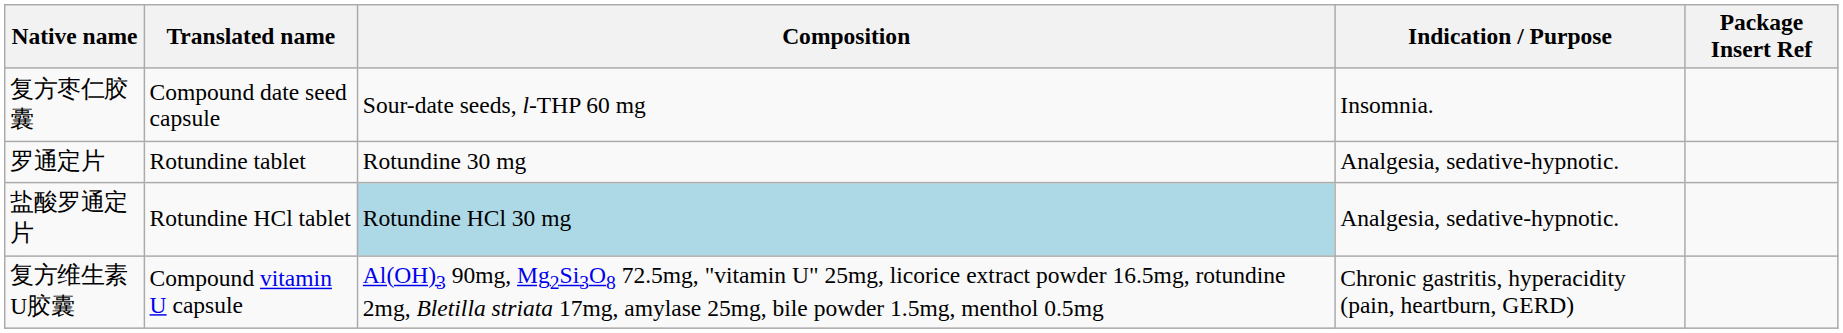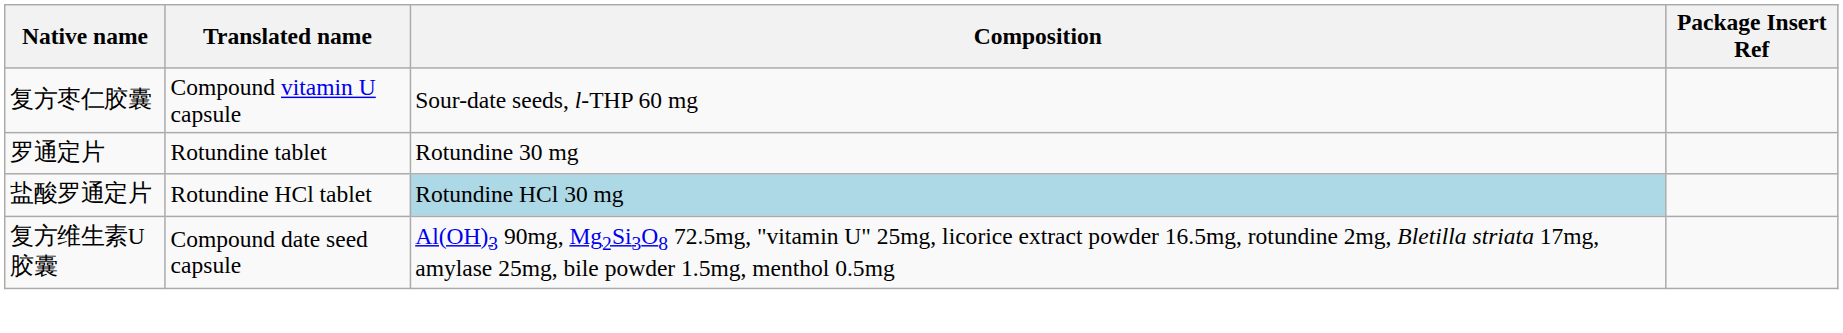- column: (1510, 36)
(248, 104) Compound date seed capsule -> (273, 100) Compound vitamin U capsule
(241, 291) Compound vitamin U capsule -> (269, 251) Compound date seed capsule
